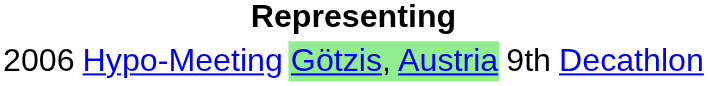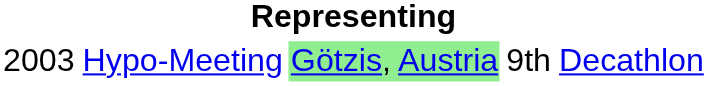(39, 60) 2006 -> (39, 60) 2003
